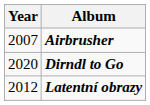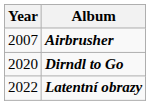(23, 87) 2012 -> (23, 87) 2022
